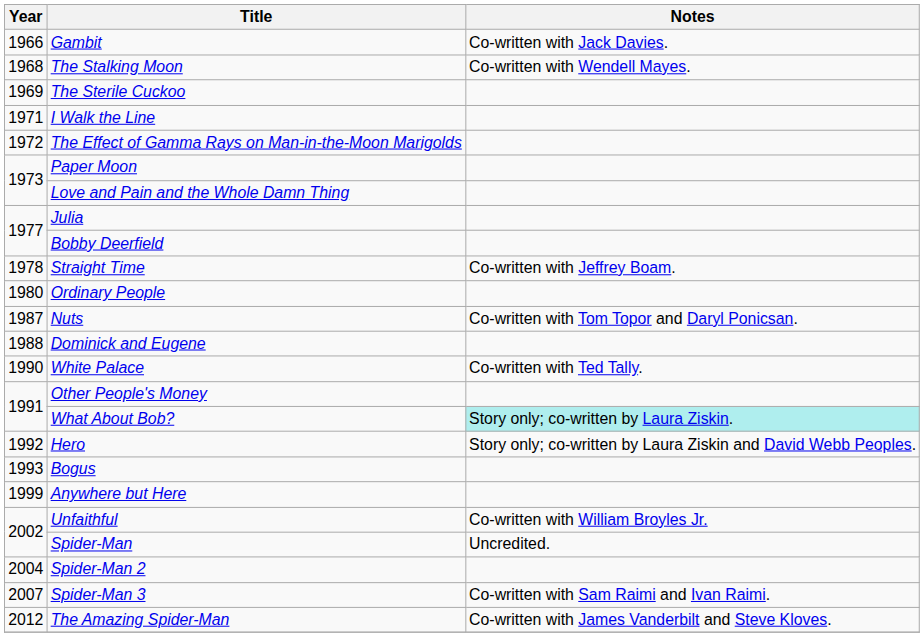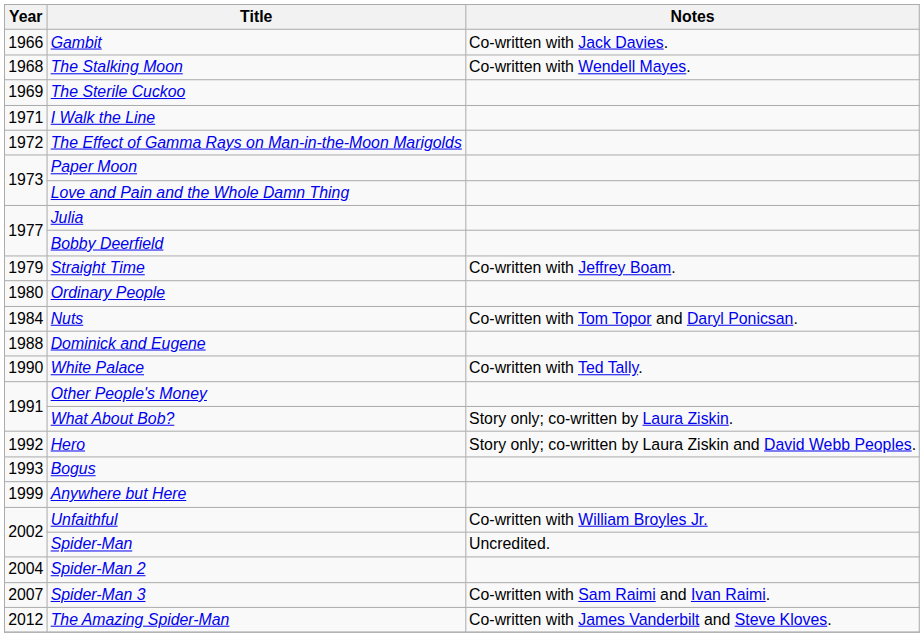(26, 268) 1978 -> (26, 268) 1979
(26, 318) 1987 -> (26, 318) 1984
(601, 419) paleturquoise background -> (601, 419) no background
